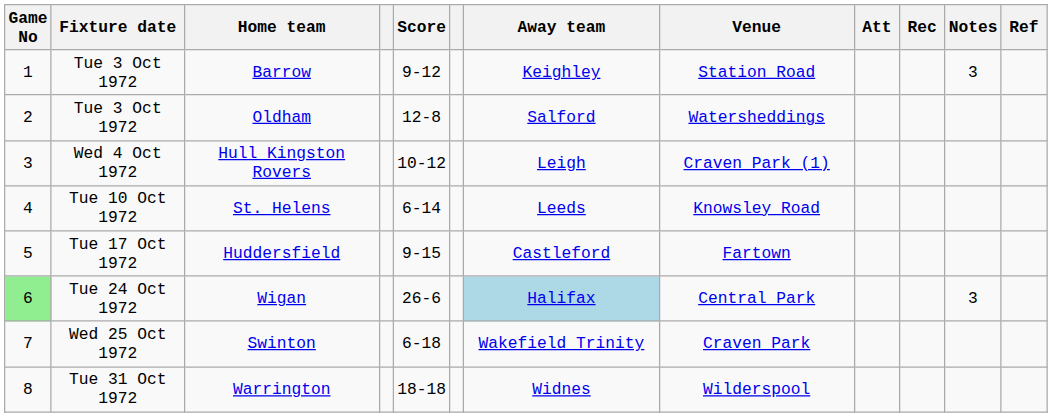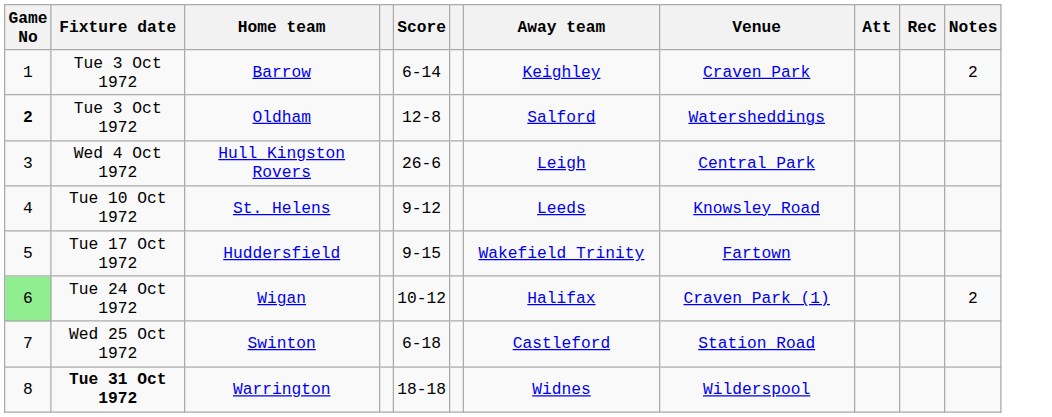- column: (1024, 27)
(422, 72) 9-12 -> (422, 72) 6-14
(757, 72) Station Road -> (757, 72) Craven Park
(973, 72) 3 -> (973, 72) 2
(28, 118) normal -> (28, 118) bold
(422, 163) 10-12 -> (422, 163) 26-6
(757, 163) Craven Park (1) -> (757, 163) Central Park
(422, 208) 6-14 -> (422, 208) 9-12
(561, 253) Castleford -> (561, 253) Wakefield Trinity
(422, 299) 26-6 -> (422, 299) 10-12
(561, 299) lightblue background -> (561, 299) no background
(757, 299) Central Park -> (757, 299) Craven Park (1)
(973, 299) 3 -> (973, 299) 2
(561, 344) Wakefield Trinity -> (561, 344) Castleford
(757, 344) Craven Park -> (757, 344) Station Road
(118, 389) normal -> (118, 389) bold
